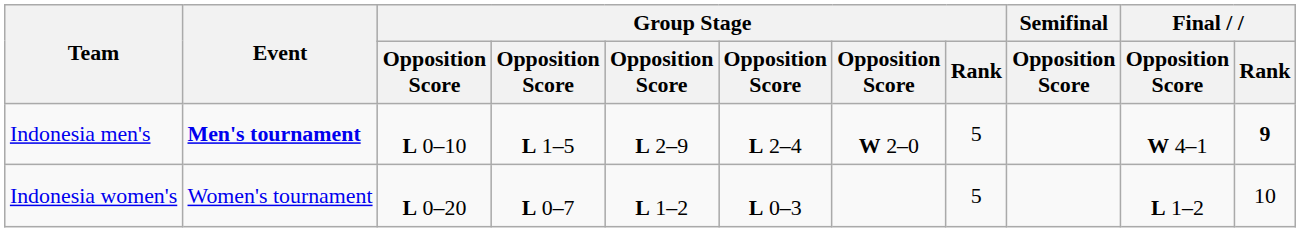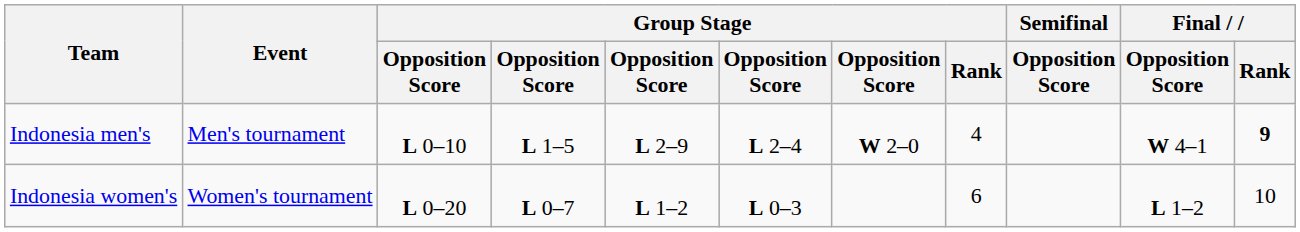(274, 133) bold -> (266, 133) normal
(976, 133) 5 -> (976, 133) 4
(976, 195) 5 -> (976, 195) 6
